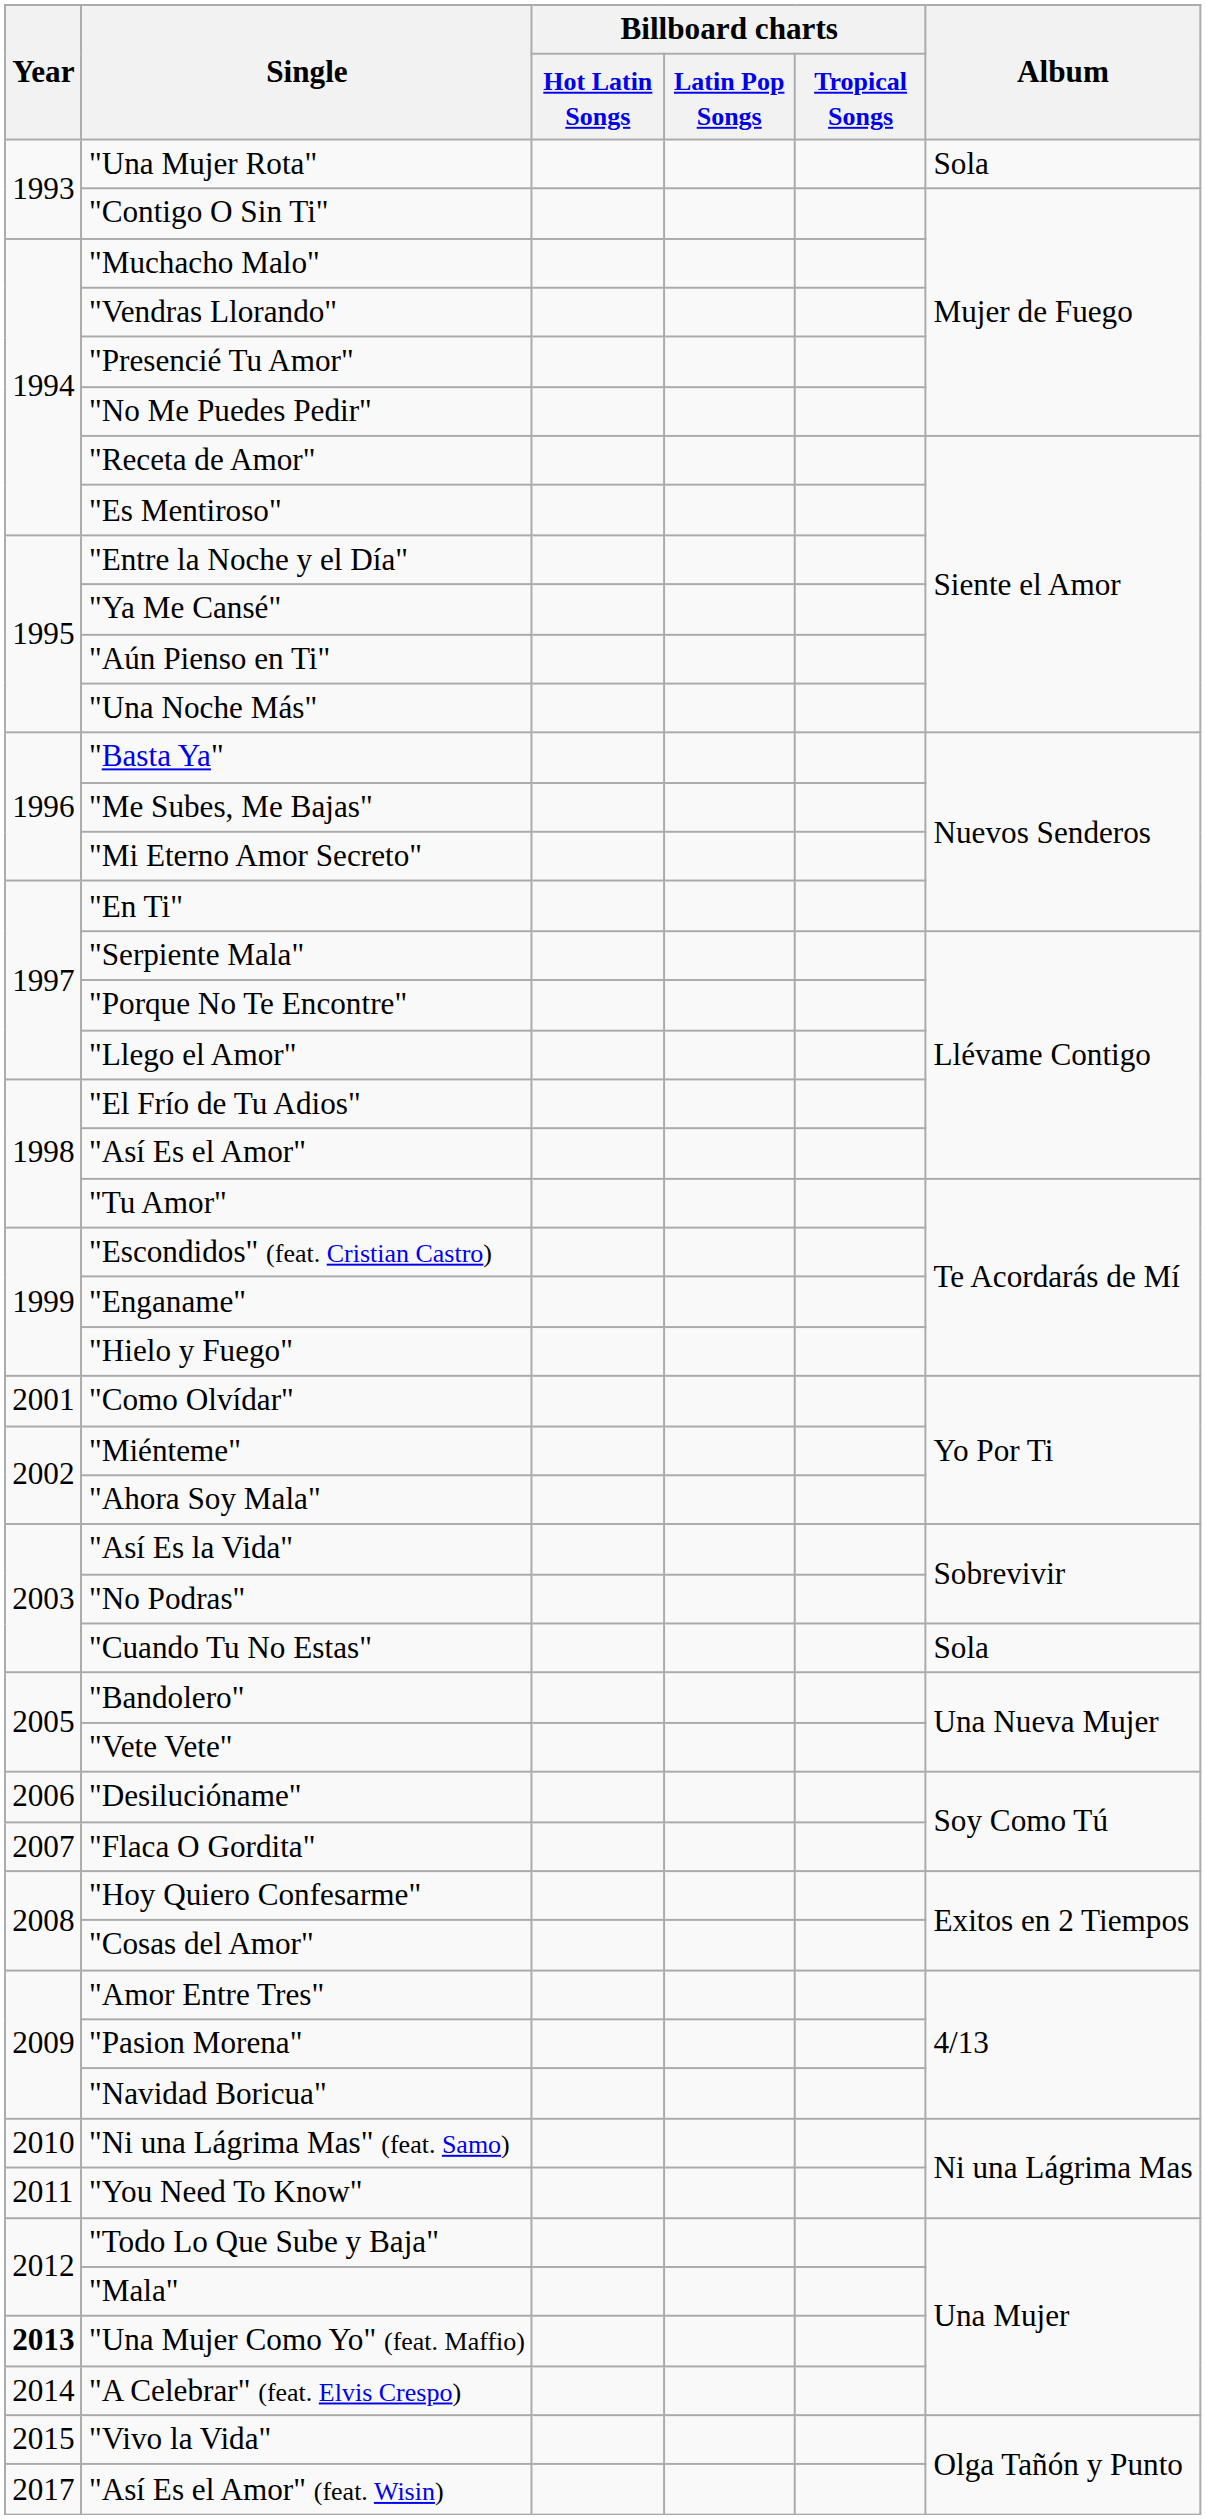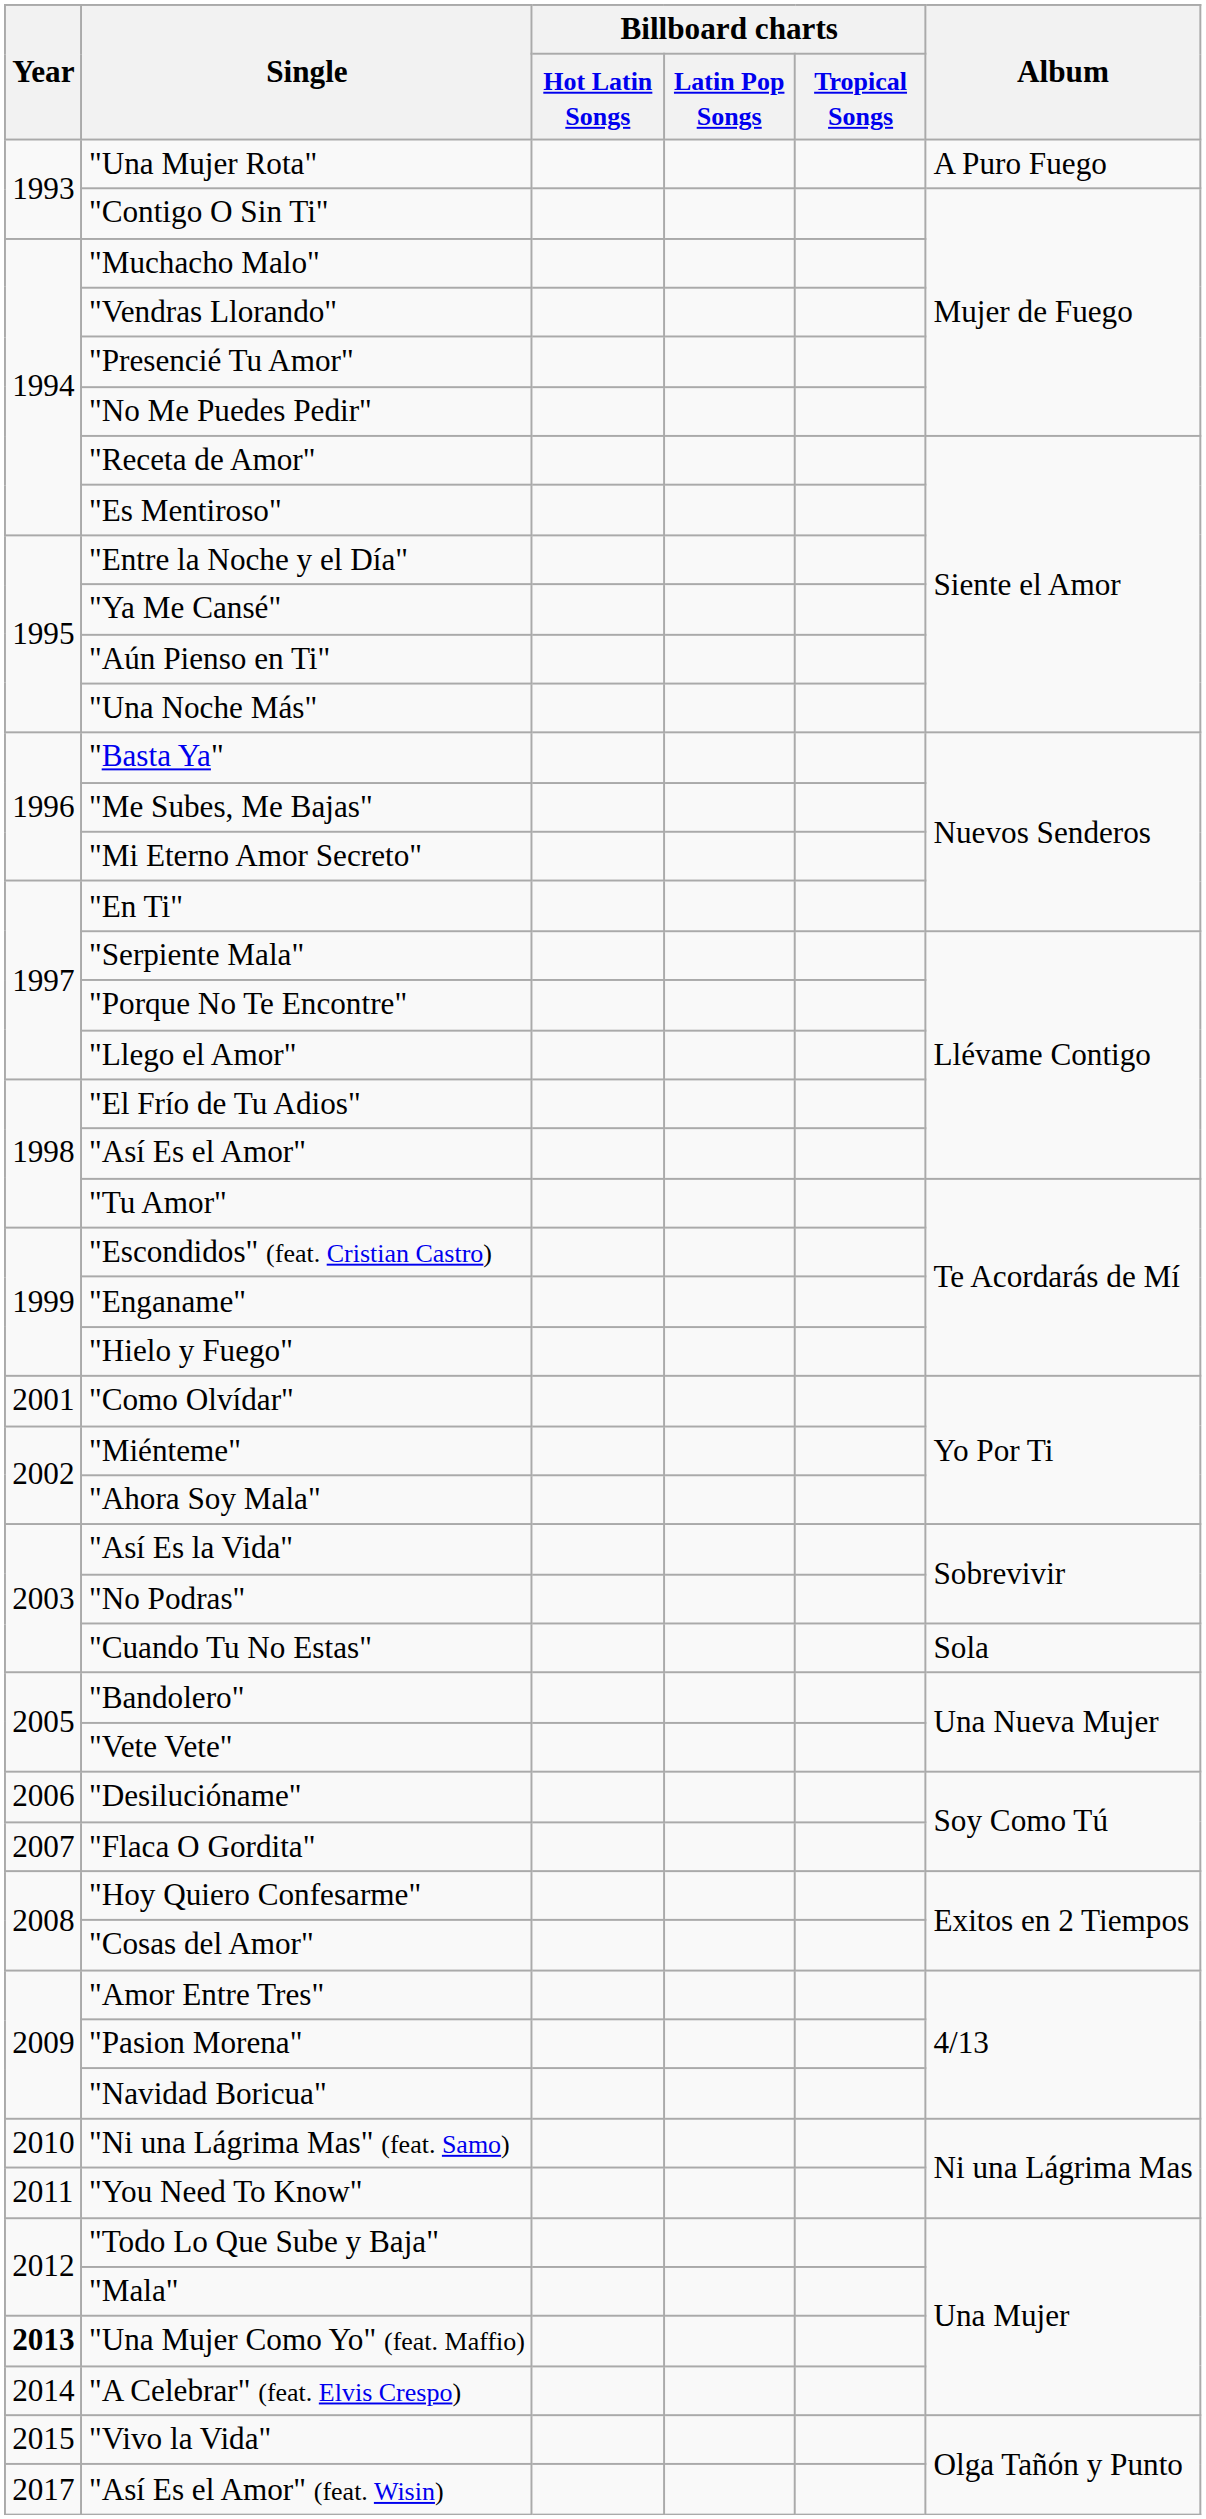(961, 163) Sola -> (1020, 163) A Puro Fuego
